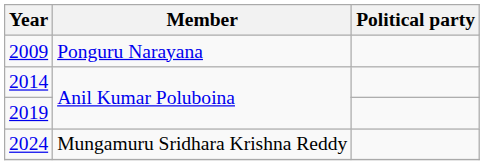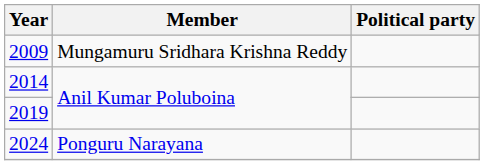(130, 50) Ponguru Narayana -> (202, 50) Mungamuru Sridhara Krishna Reddy
(202, 143) Mungamuru Sridhara Krishna Reddy -> (130, 143) Ponguru Narayana
